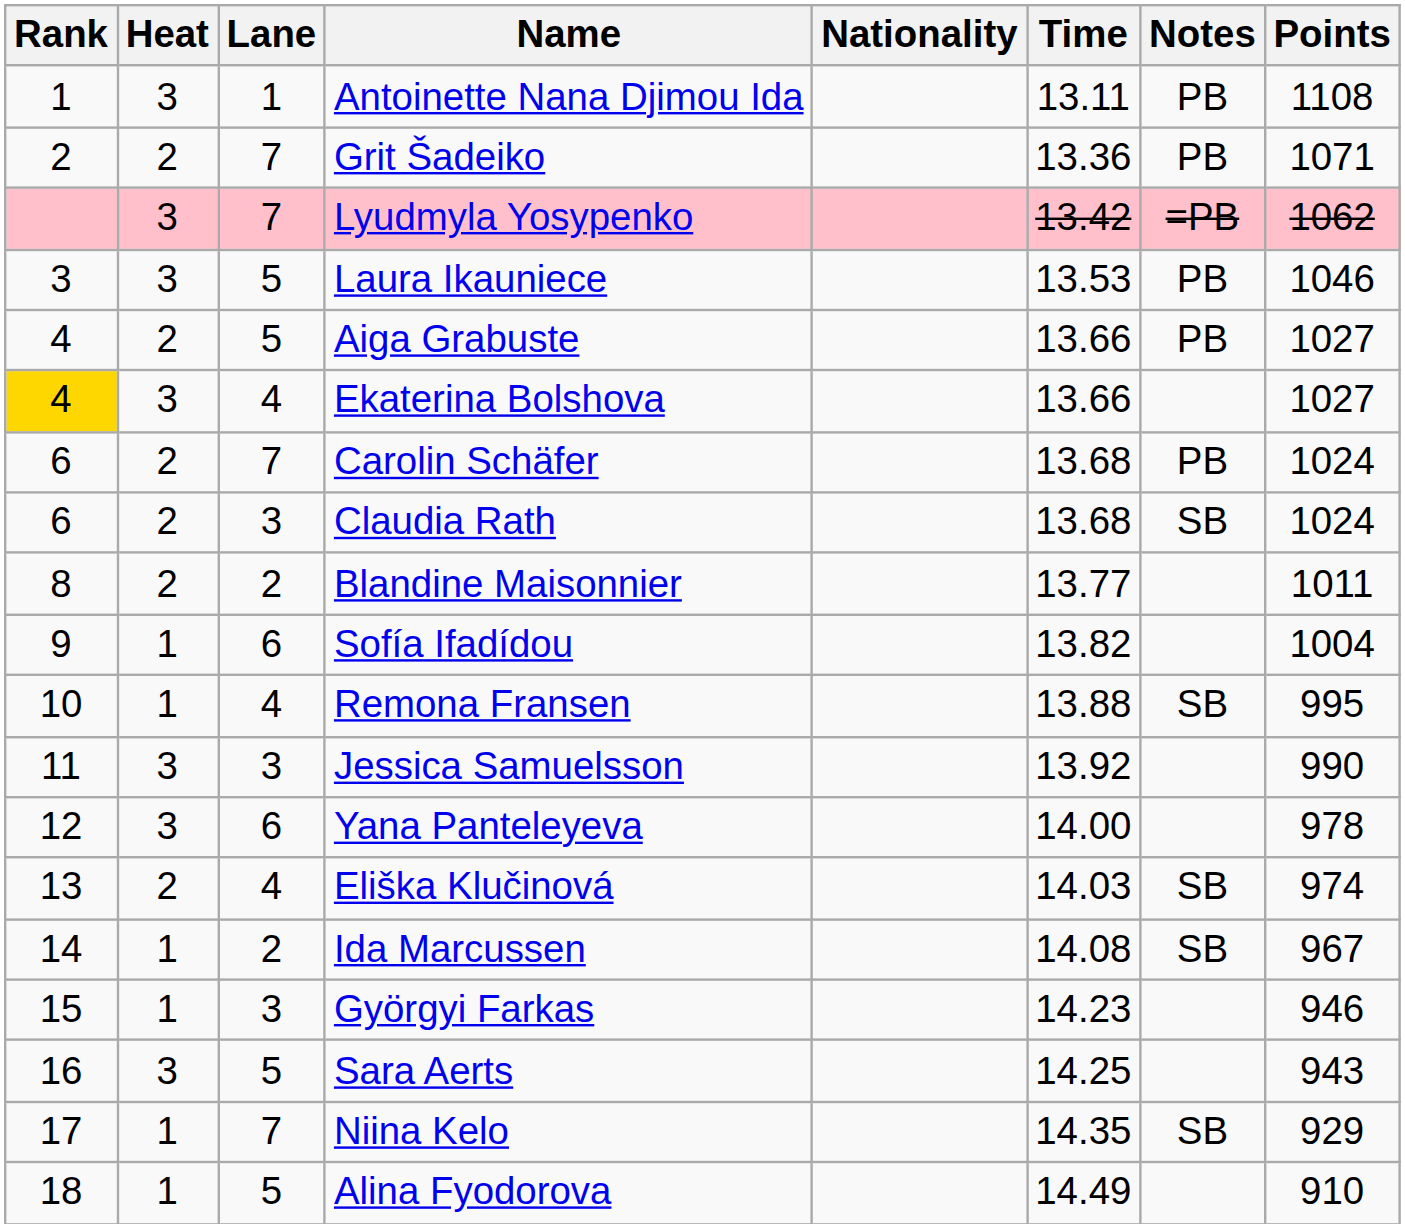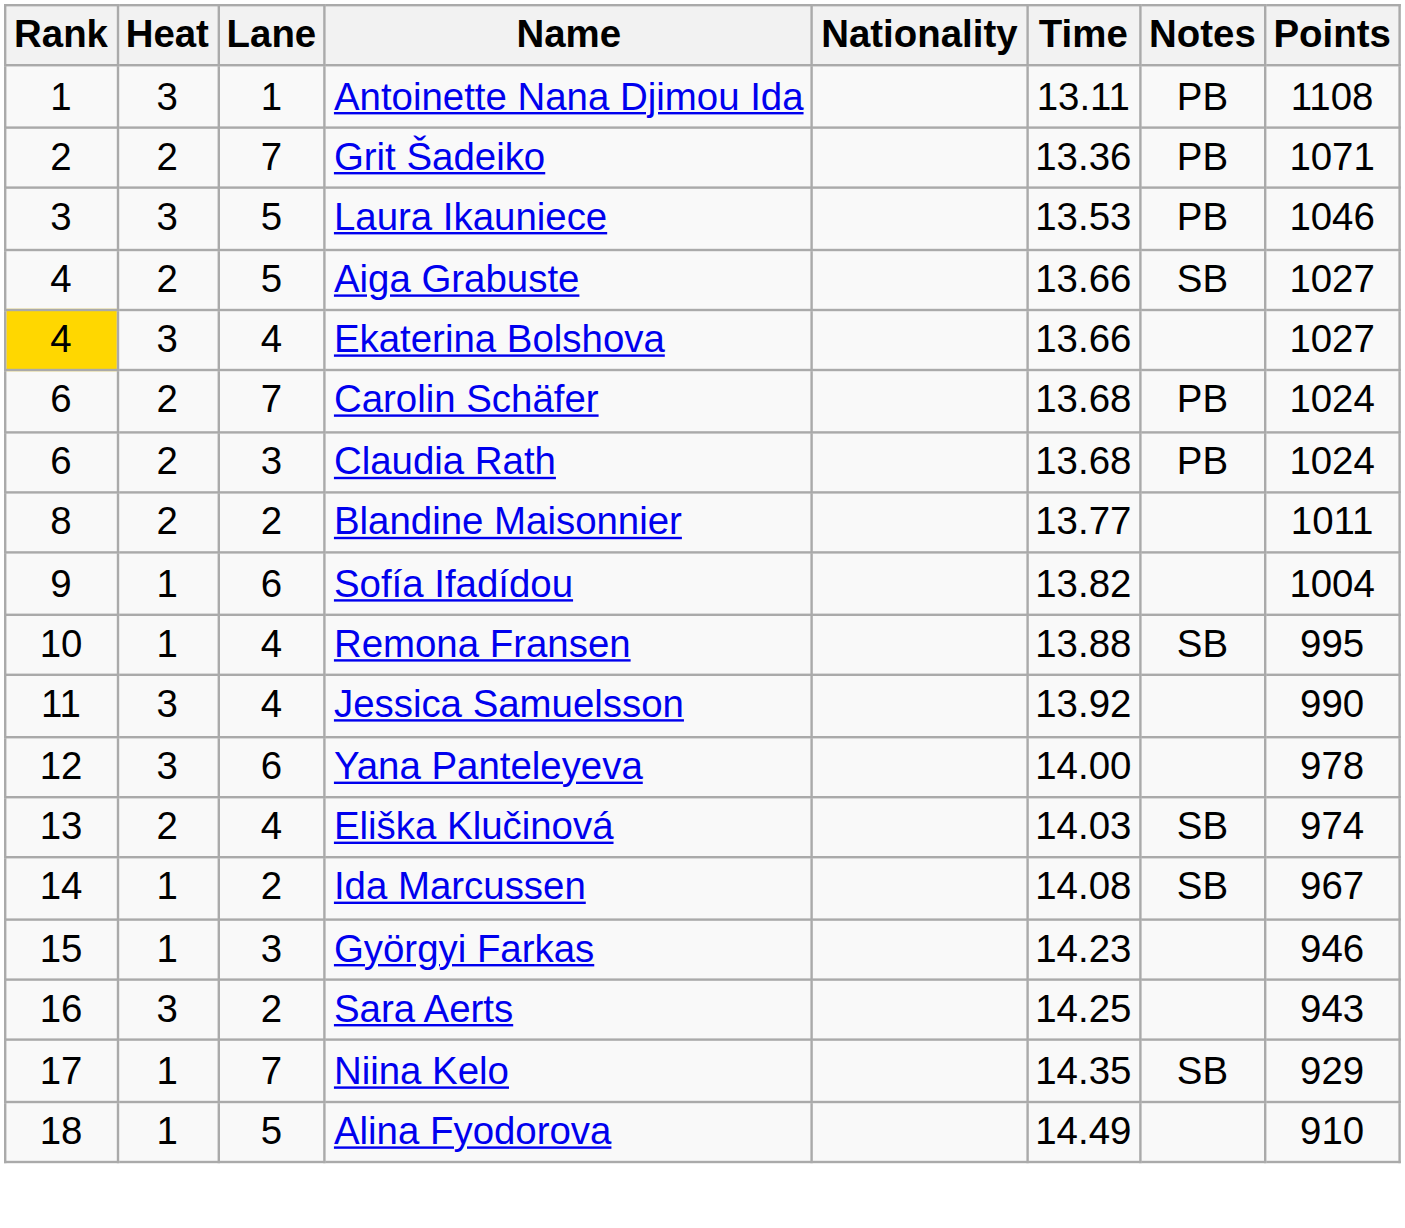- row: (514, 217)
(1202, 339) PB -> (1202, 278) SB
(1202, 522) SB -> (1202, 461) PB
(271, 765) 3 -> (271, 704) 4
(271, 1070) 5 -> (271, 1009) 2
